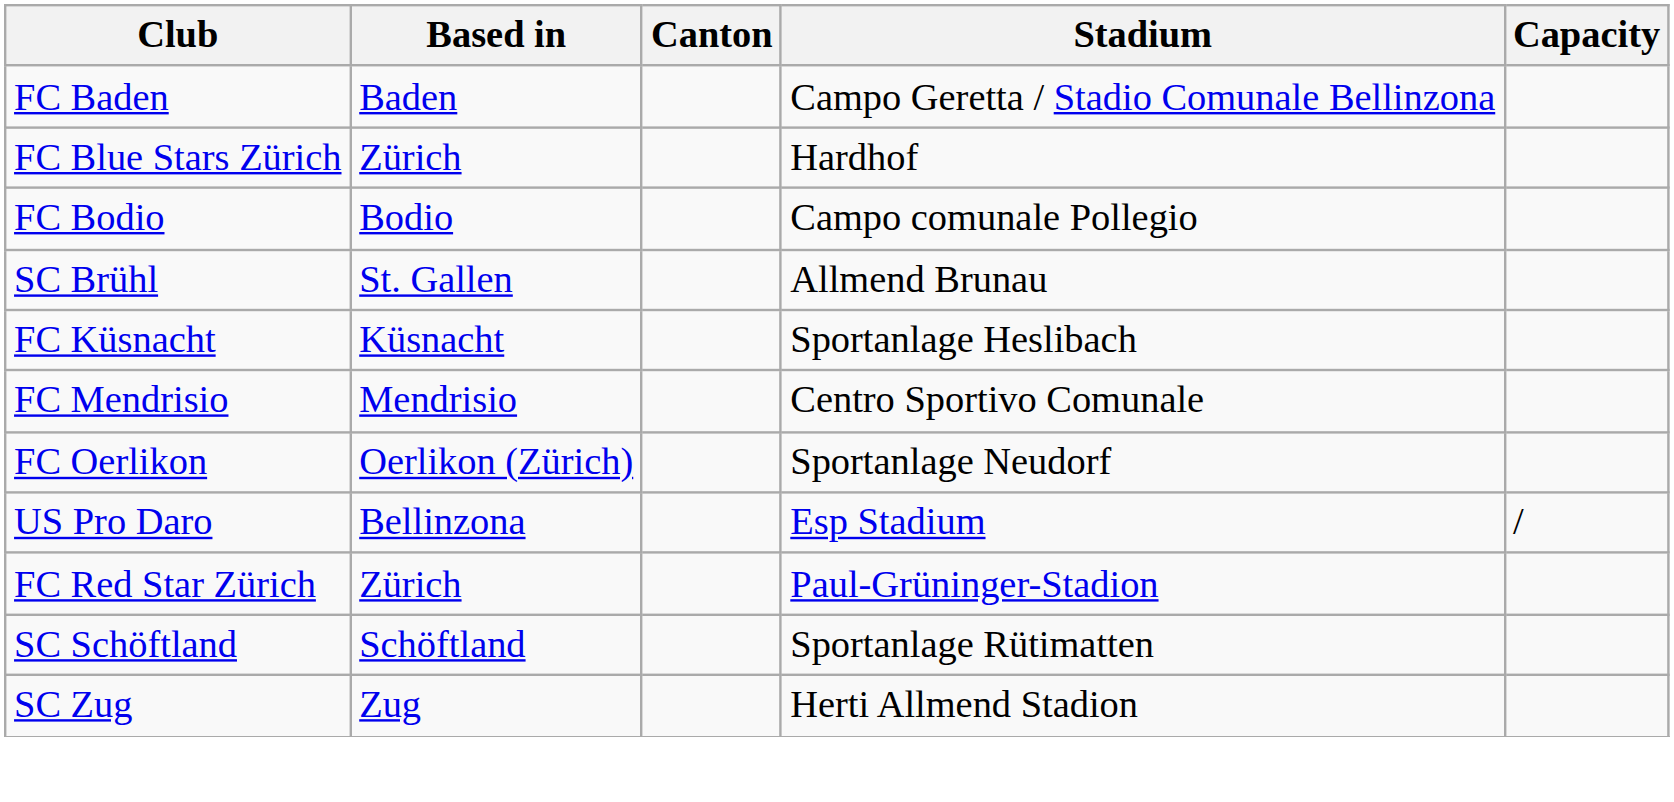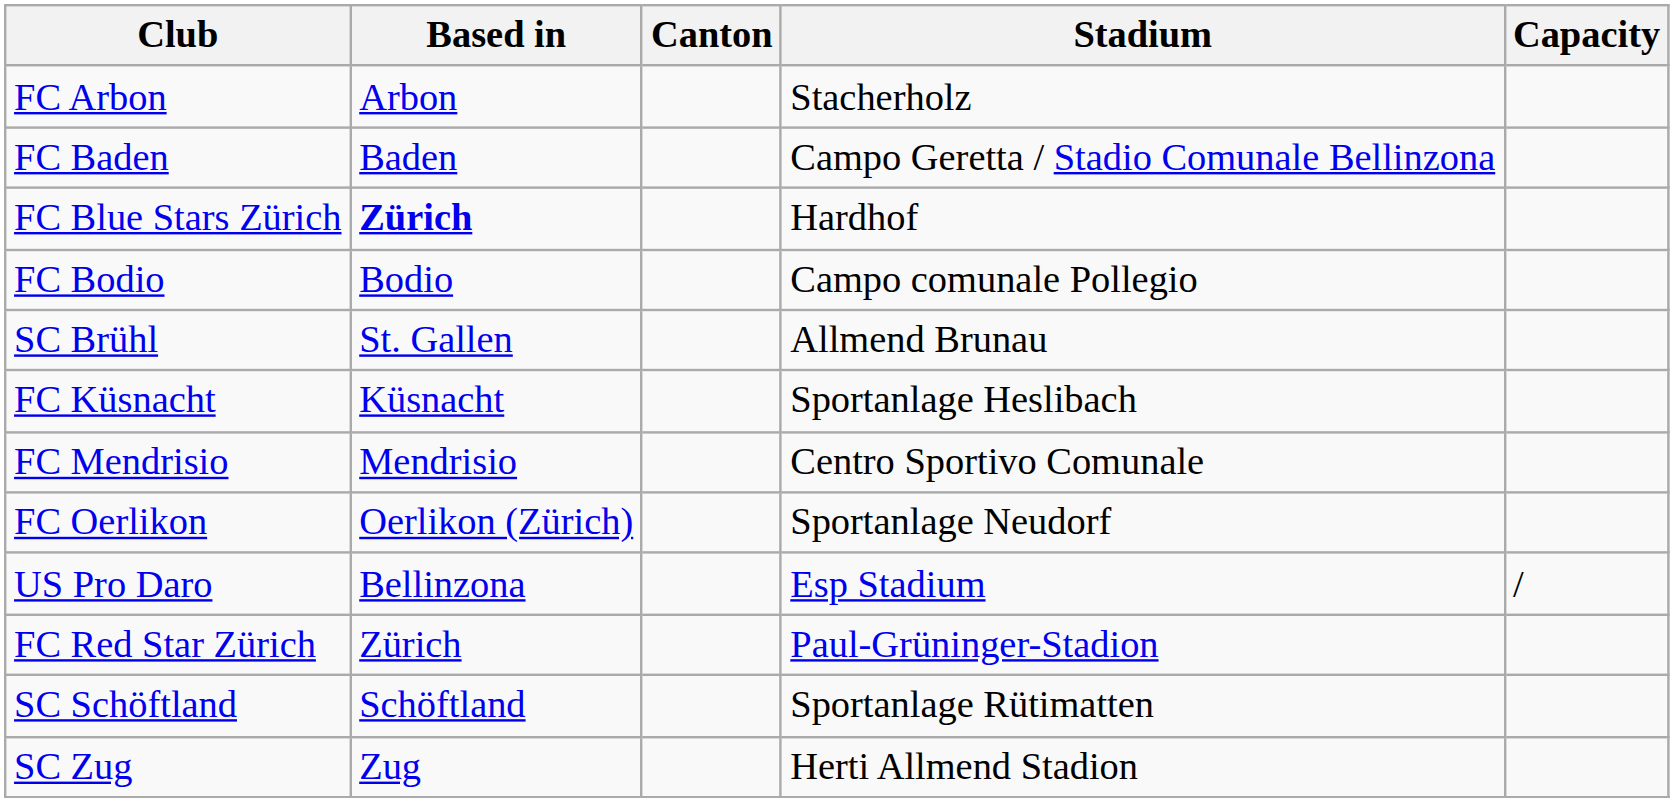+ row: (90, 95)
(410, 156) normal -> (416, 217) bold
